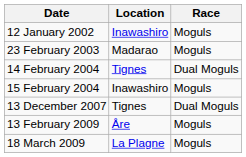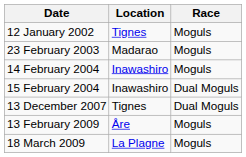(140, 32) Inawashiro -> (129, 32) Tignes
(129, 69) Tignes -> (140, 69) Inawashiro
(206, 69) Dual Moguls -> (192, 69) Moguls
(192, 87) Moguls -> (206, 87) Dual Moguls
